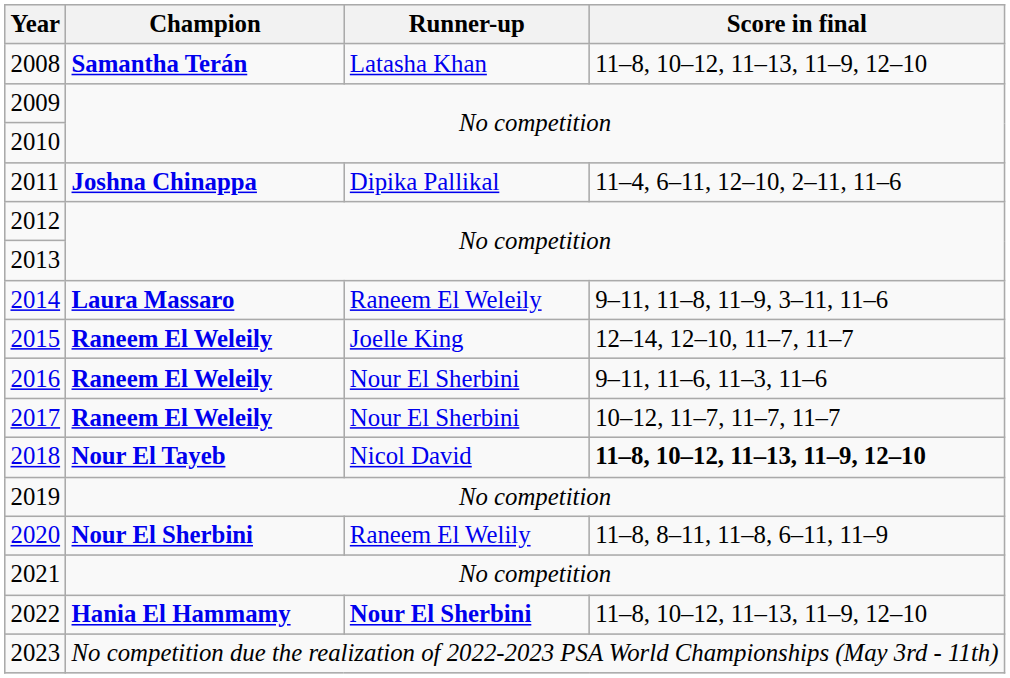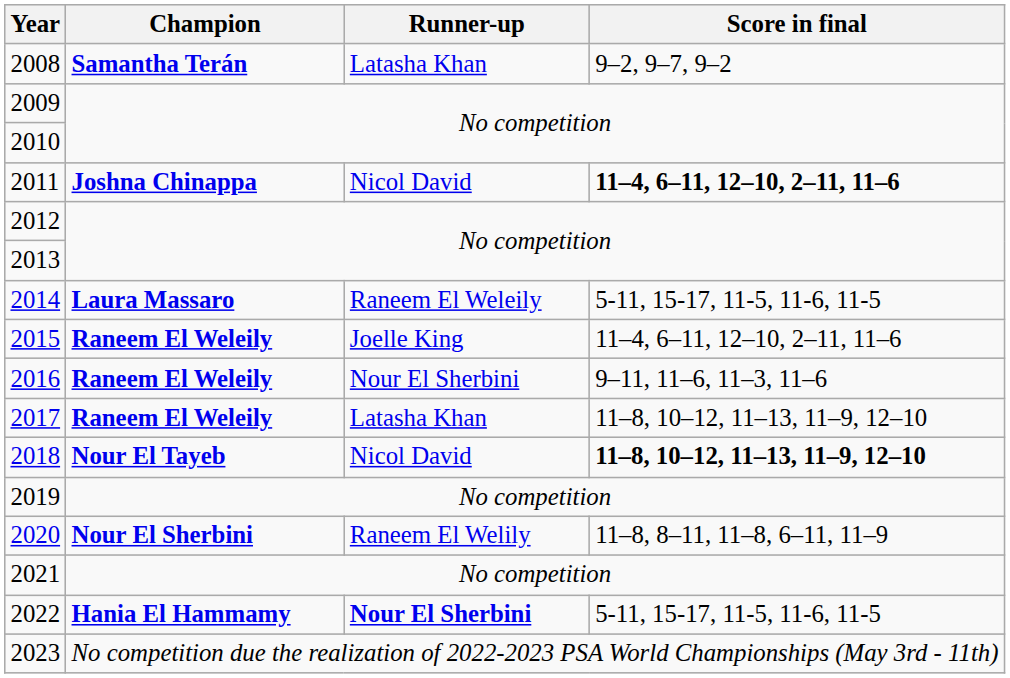(761, 63) 11–8, 10–12, 11–13, 11–9, 12–10 -> (663, 63) 9–2, 9–7, 9–2
(425, 181) Dipika Pallikal -> (411, 181) Nicol David
(748, 181) normal -> (747, 181) bold
(742, 299) 9–11, 11–8, 11–9, 3–11, 11–6 -> (738, 299) 5-11, 15-17, 11-5, 11-6, 11-5
(724, 338) 12–14, 12–10, 11–7, 11–7 -> (748, 338) 11–4, 6–11, 12–10, 2–11, 11–6
(435, 417) Nour El Sherbini -> (418, 417) Latasha Khan
(718, 417) 10–12, 11–7, 11–7, 11–7 -> (761, 417) 11–8, 10–12, 11–13, 11–9, 12–10
(761, 614) 11–8, 10–12, 11–13, 11–9, 12–10 -> (738, 614) 5-11, 15-17, 11-5, 11-6, 11-5
